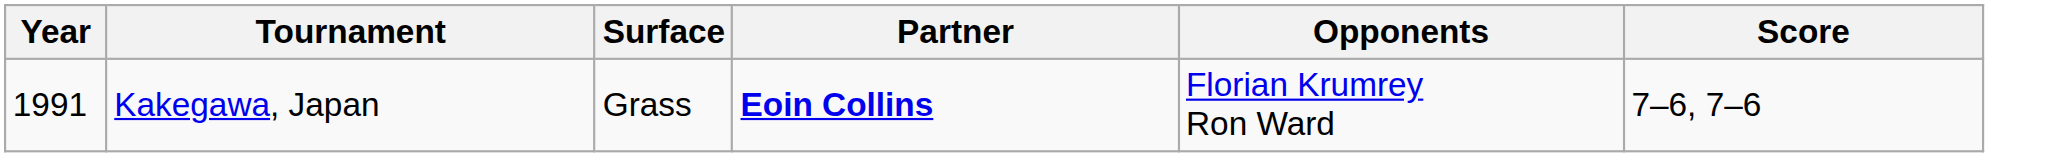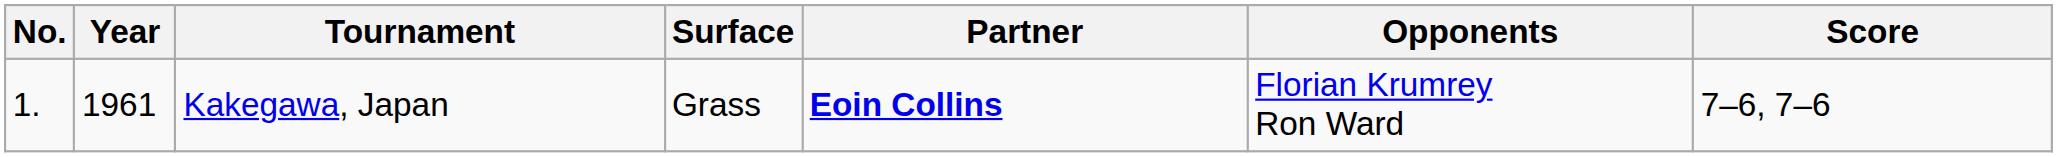+ column: (40, 31)
(50, 104) 1991 -> (119, 104) 1961
